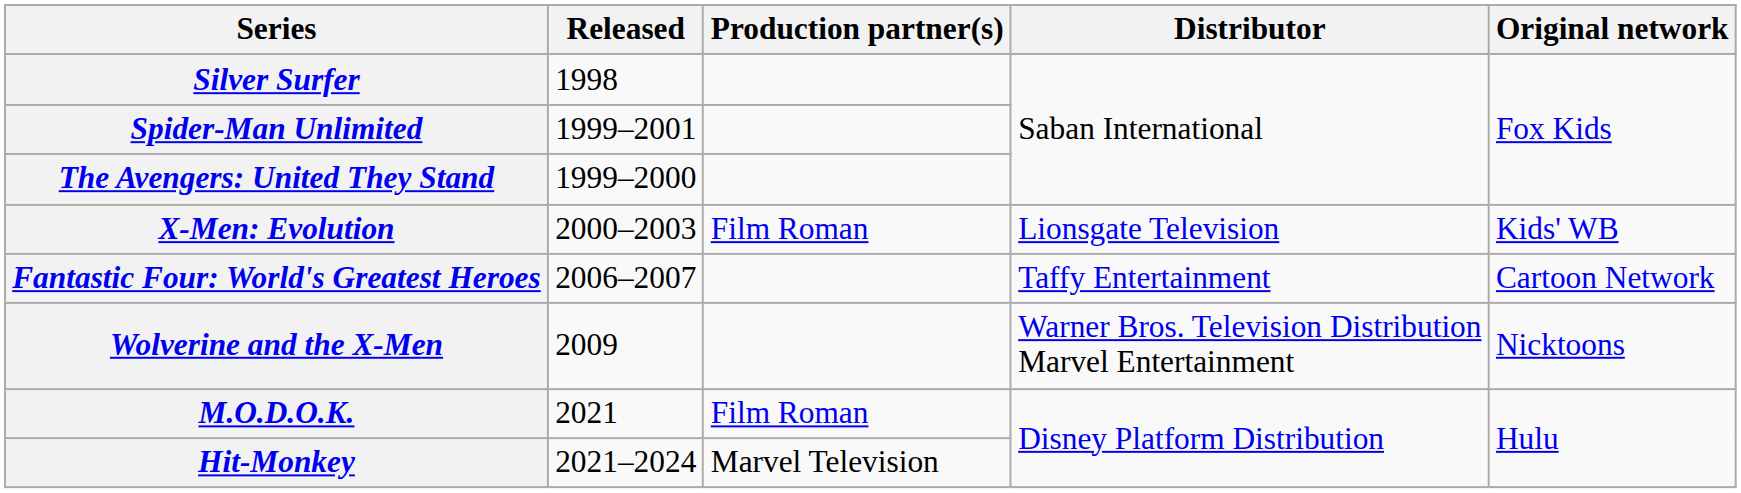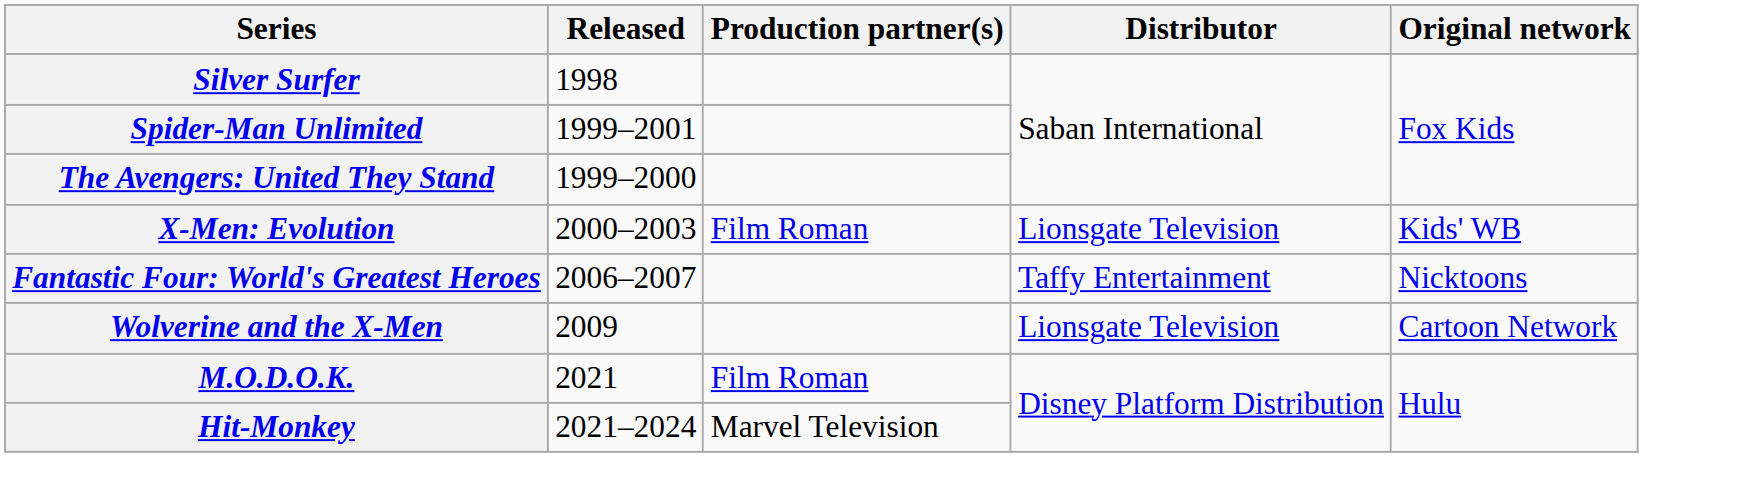(1605, 278) Cartoon Network -> (1463, 278) Nicktoons
(1250, 345) Warner Bros. Television Distribution Marvel Entertainment -> (1149, 327) Lionsgate Television
(1560, 345) Nicktoons -> (1508, 327) Cartoon Network
